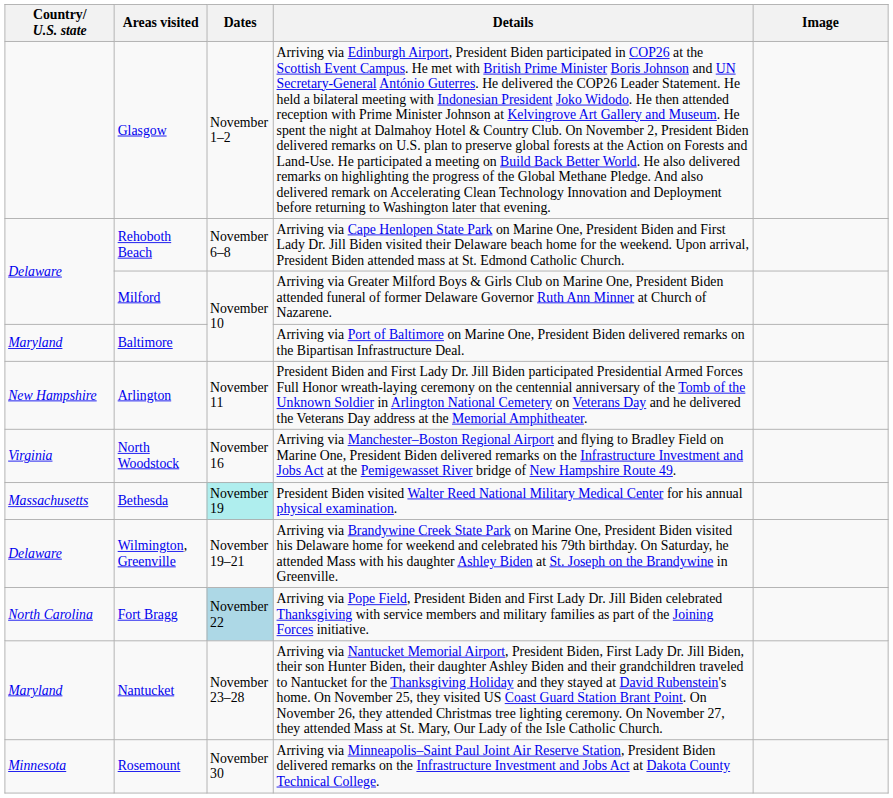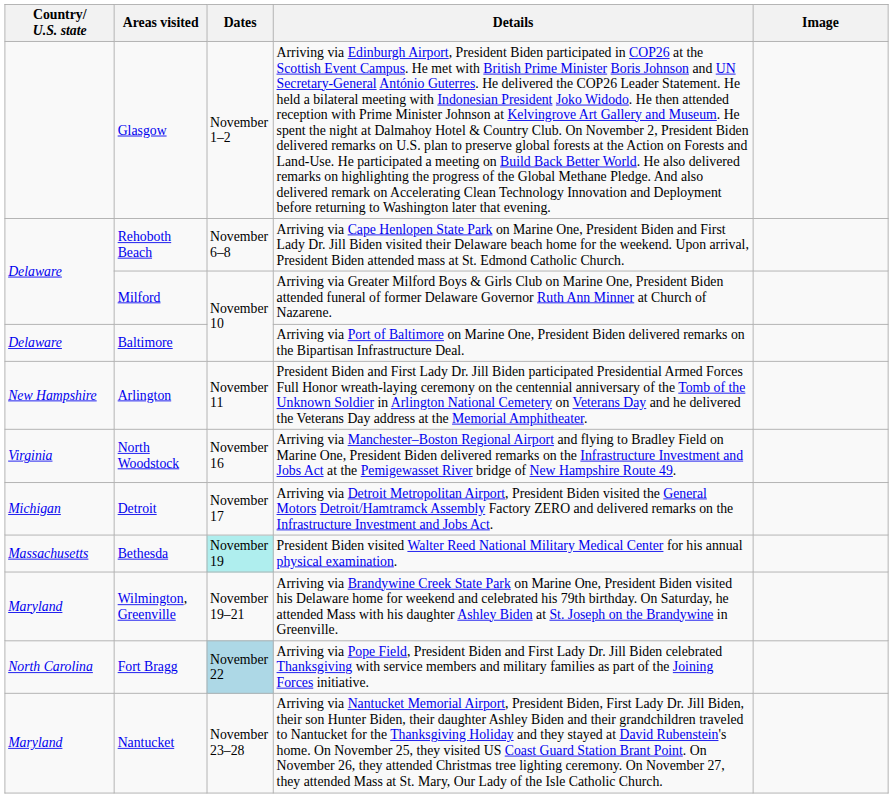(35, 342) Maryland -> (35, 342) Delaware
+ row: (137, 508)
(35, 553) Delaware -> (35, 606) Maryland
- row: (149, 766)
